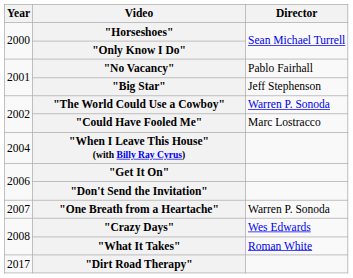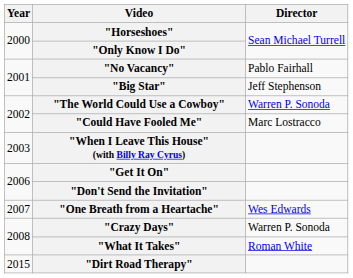(19, 148) 2004 -> (19, 148) 2003
(289, 209) Warren P. Sonoda -> (279, 209) Wes Edwards
(279, 227) Wes Edwards -> (289, 227) Warren P. Sonoda
(19, 264) 2017 -> (19, 264) 2015
